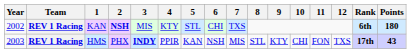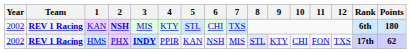(15, 41) 2003 -> (15, 41) 2002
(258, 41) no background -> (258, 41) lavender background
(392, 41) 43 -> (392, 41) 62
